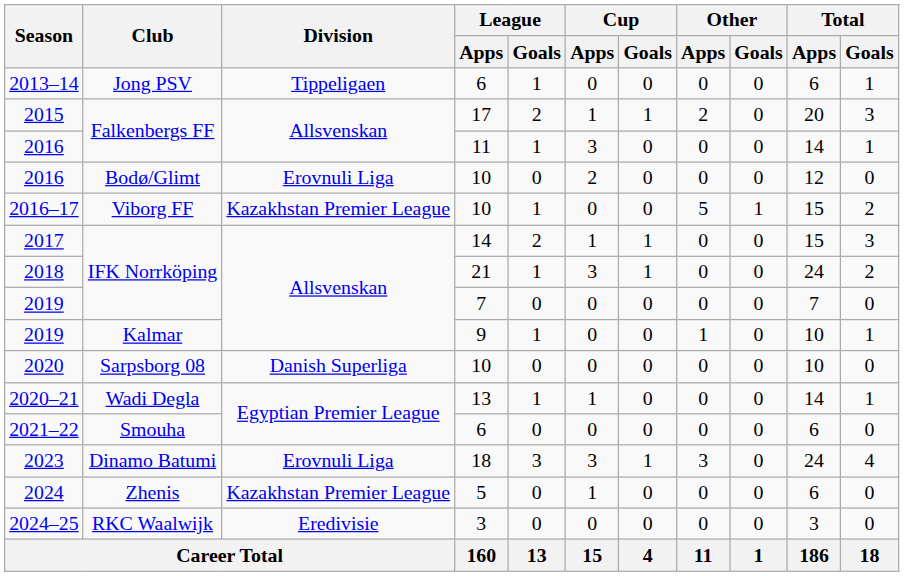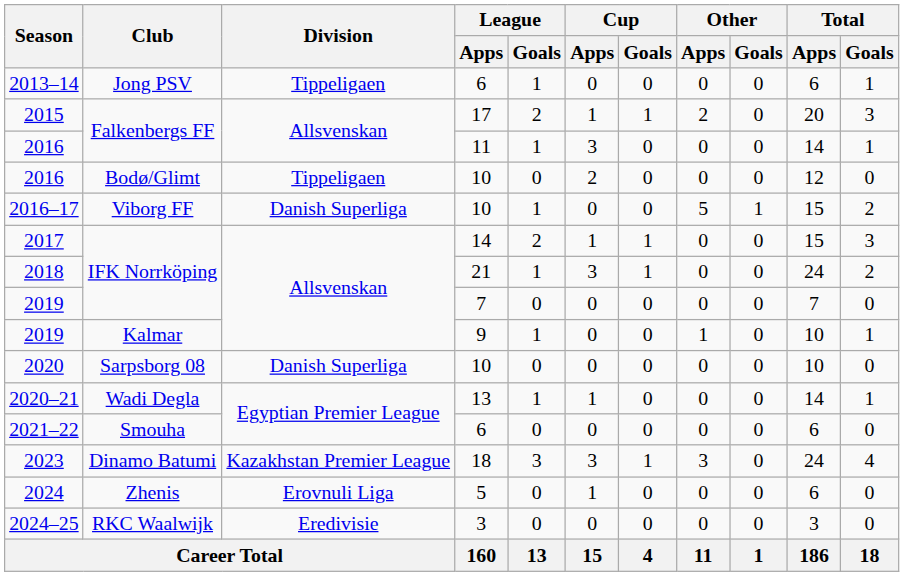(338, 177) Erovnuli Liga -> (338, 177) Tippeligaen
(338, 209) Kazakhstan Premier League -> (338, 209) Danish Superliga
(338, 460) Erovnuli Liga -> (338, 460) Kazakhstan Premier League
(338, 492) Kazakhstan Premier League -> (338, 492) Erovnuli Liga
